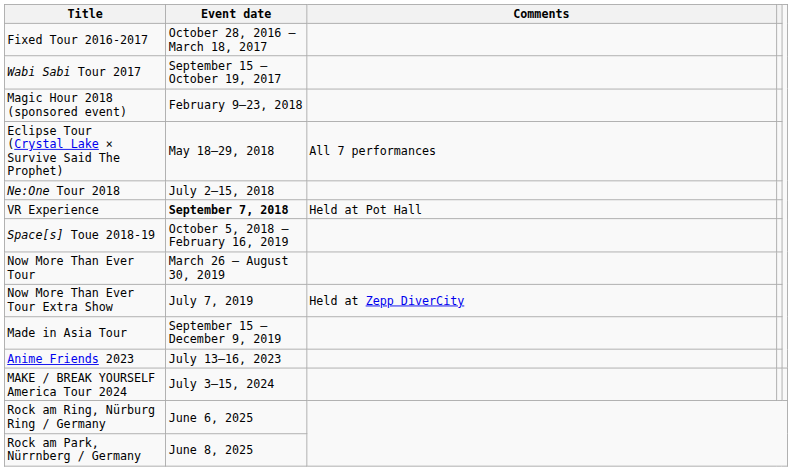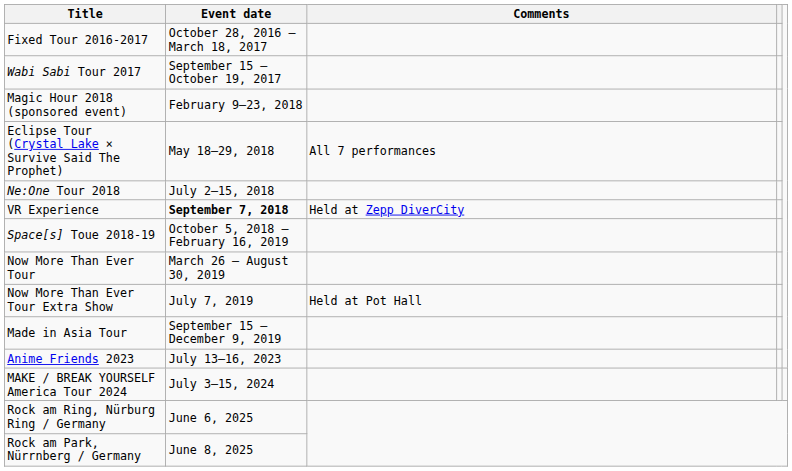(366, 209) Held at Pot Hall -> (387, 209) Held at Zepp DiverCity
(387, 300) Held at Zepp DiverCity -> (366, 300) Held at Pot Hall
